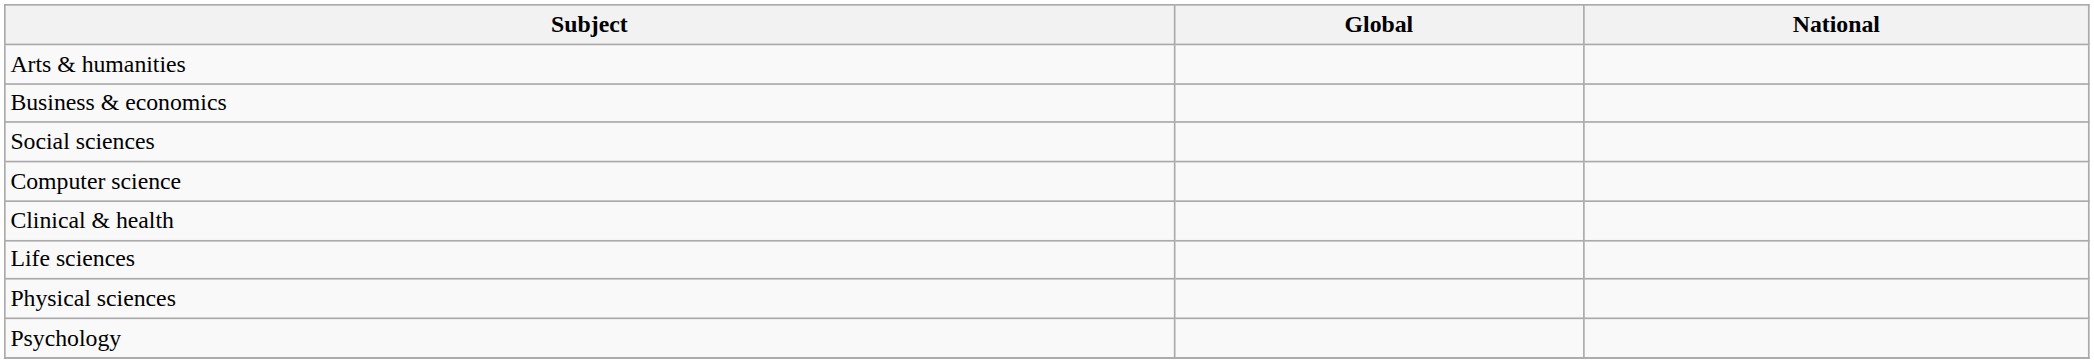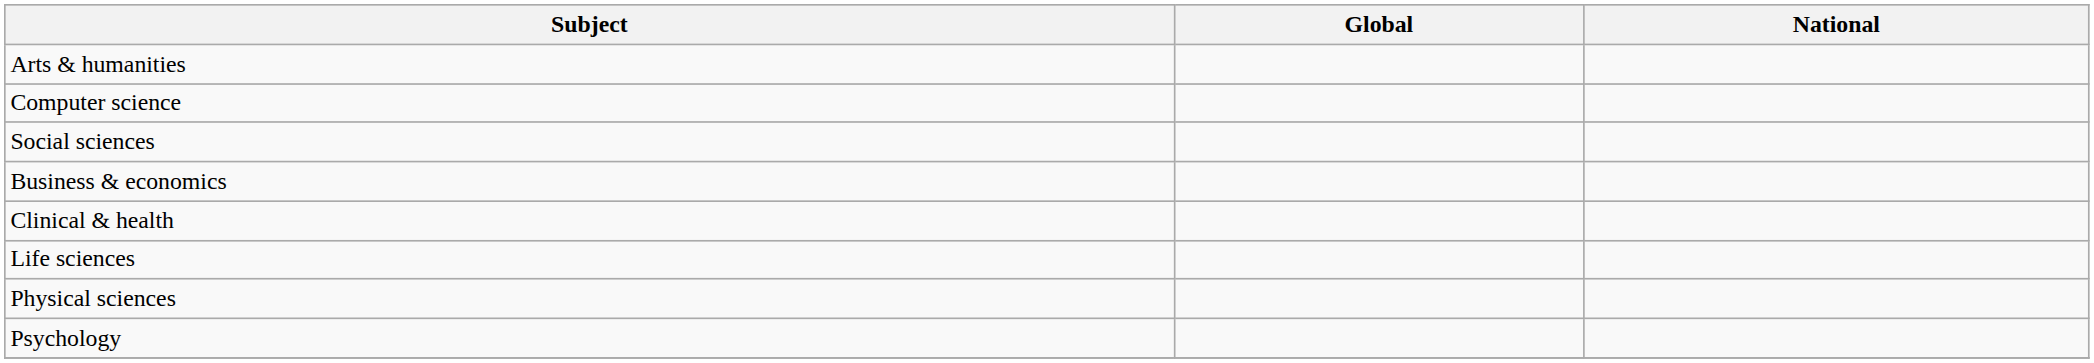rows swapped: (119, 102) <-> (96, 181)
